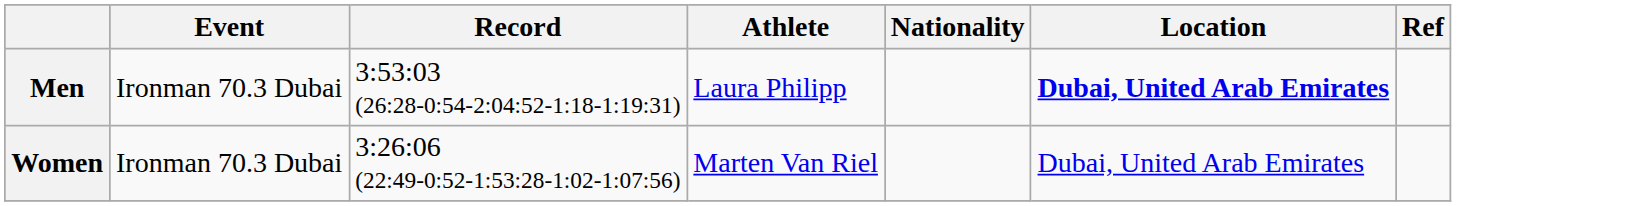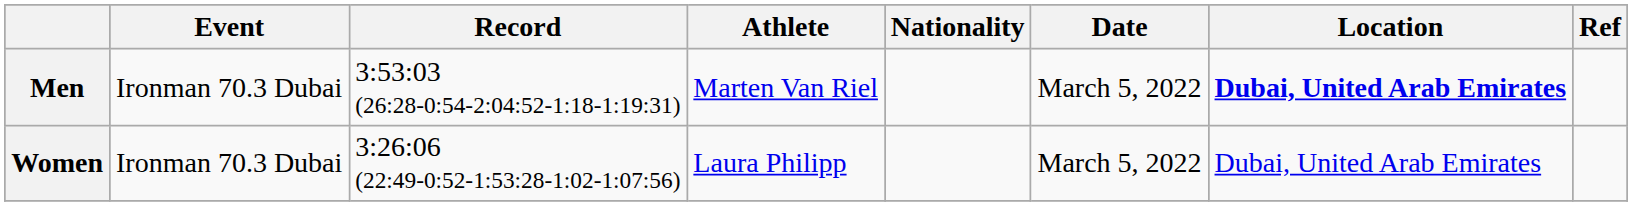+ column: (1120, 26)
(770, 86) Laura Philipp -> (786, 86) Marten Van Riel
(786, 162) Marten Van Riel -> (770, 162) Laura Philipp
